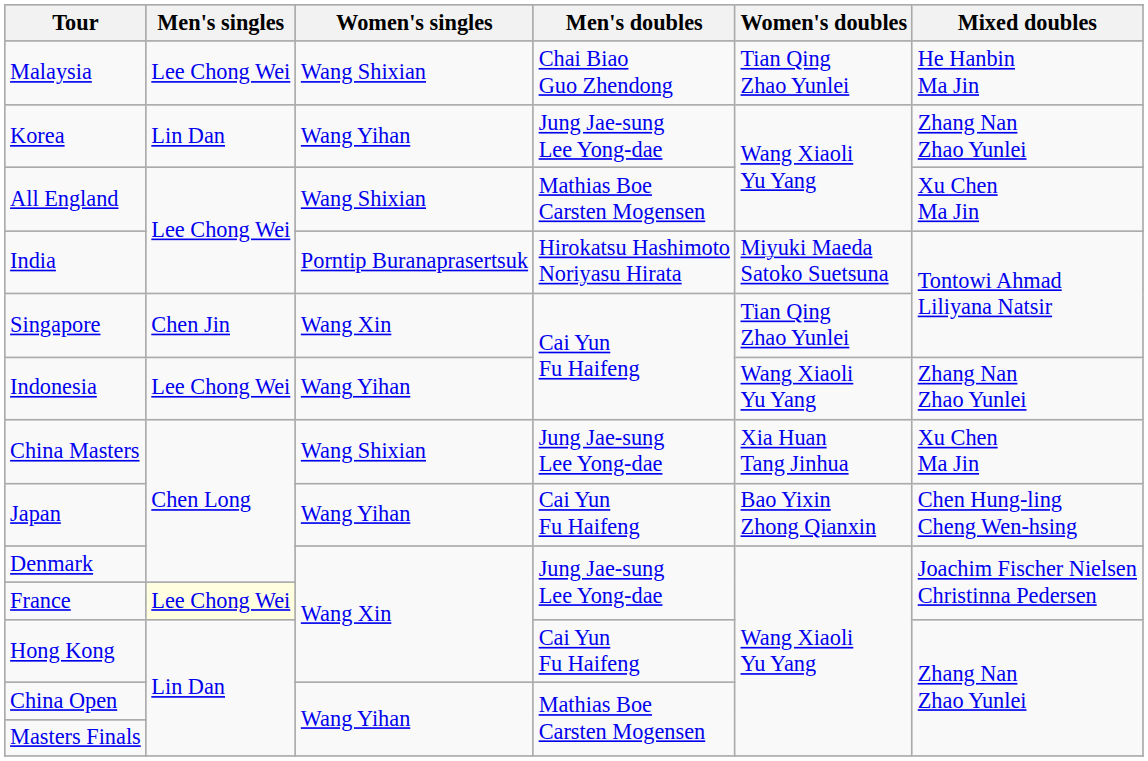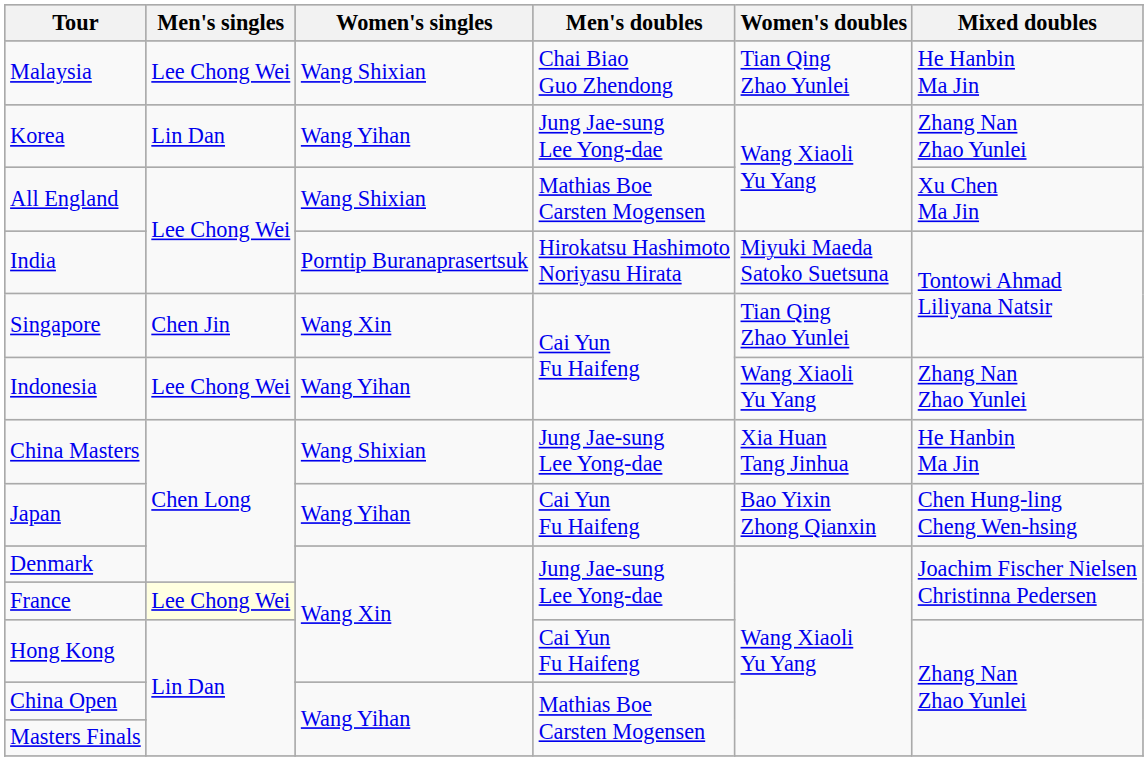(958, 450) Xu Chen Ma Jin -> (966, 450) He Hanbin Ma Jin
